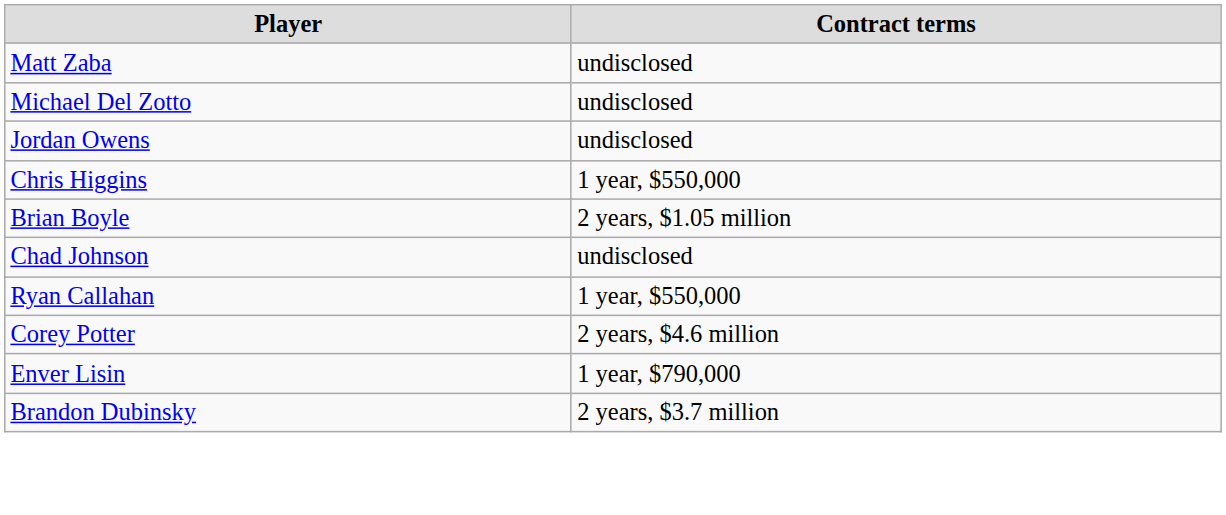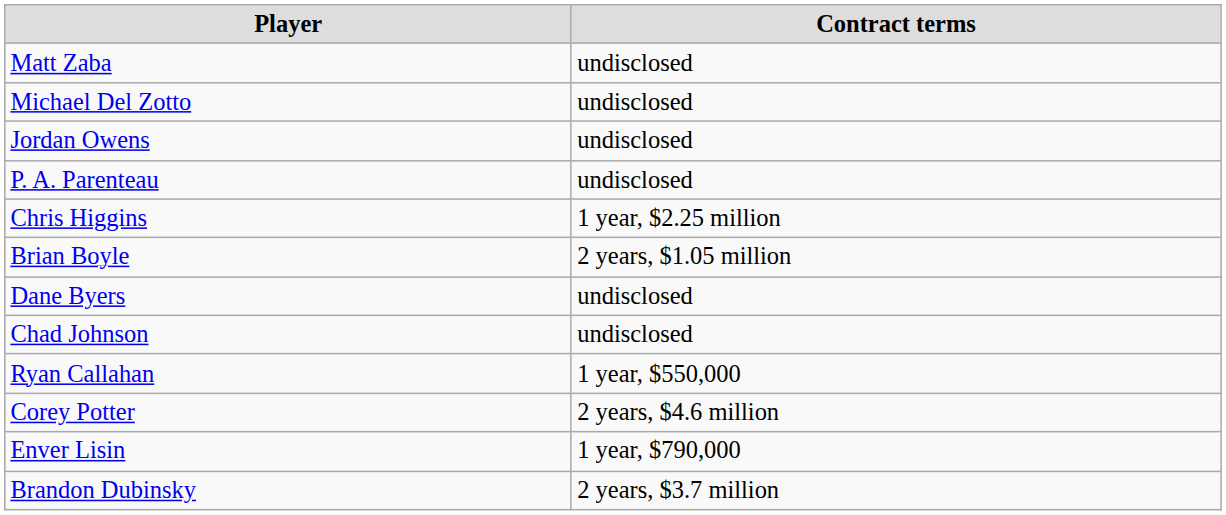+ row: (85, 179)
(659, 179) 1 year, $550,000 -> (679, 218) 1 year, $2.25 million
+ row: (68, 295)
